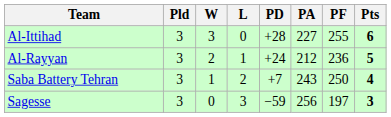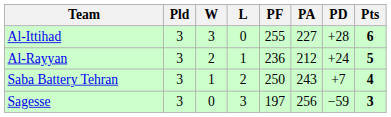columns swapped: (338, 15) <-> (275, 15)
